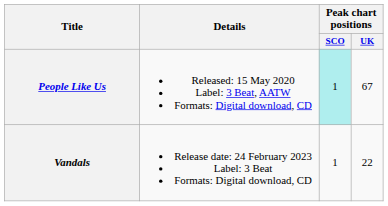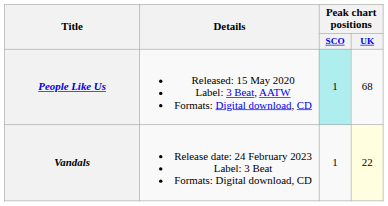(367, 87) 67 -> (367, 87) 68
(367, 162) no background -> (367, 162) lightyellow background
